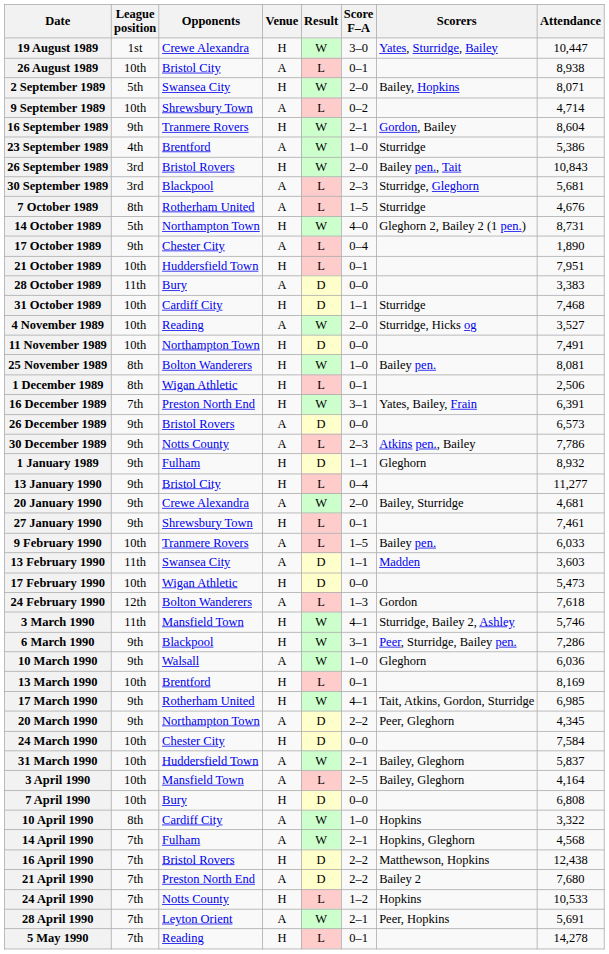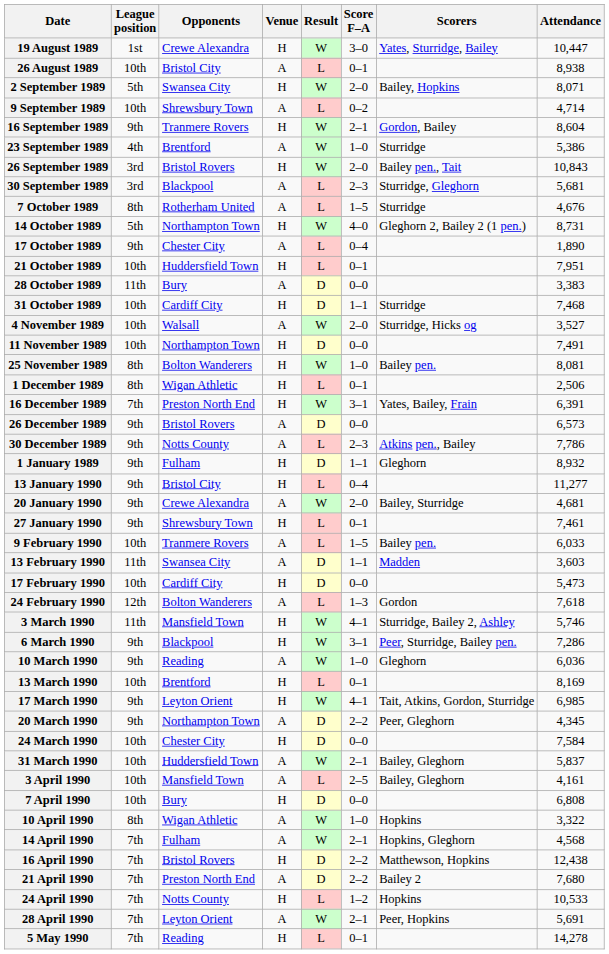(183, 325) Reading -> (181, 325) Walsall
(200, 582) Wigan Athletic -> (192, 582) Cardiff City
(181, 661) Walsall -> (183, 661) Reading
(208, 701) Rotherham United -> (197, 701) Leyton Orient
(571, 780) 4,164 -> (571, 780) 4,161
(192, 820) Cardiff City -> (200, 820) Wigan Athletic
